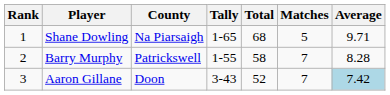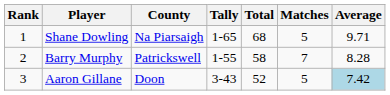(304, 79) 7 -> (304, 79) 5
